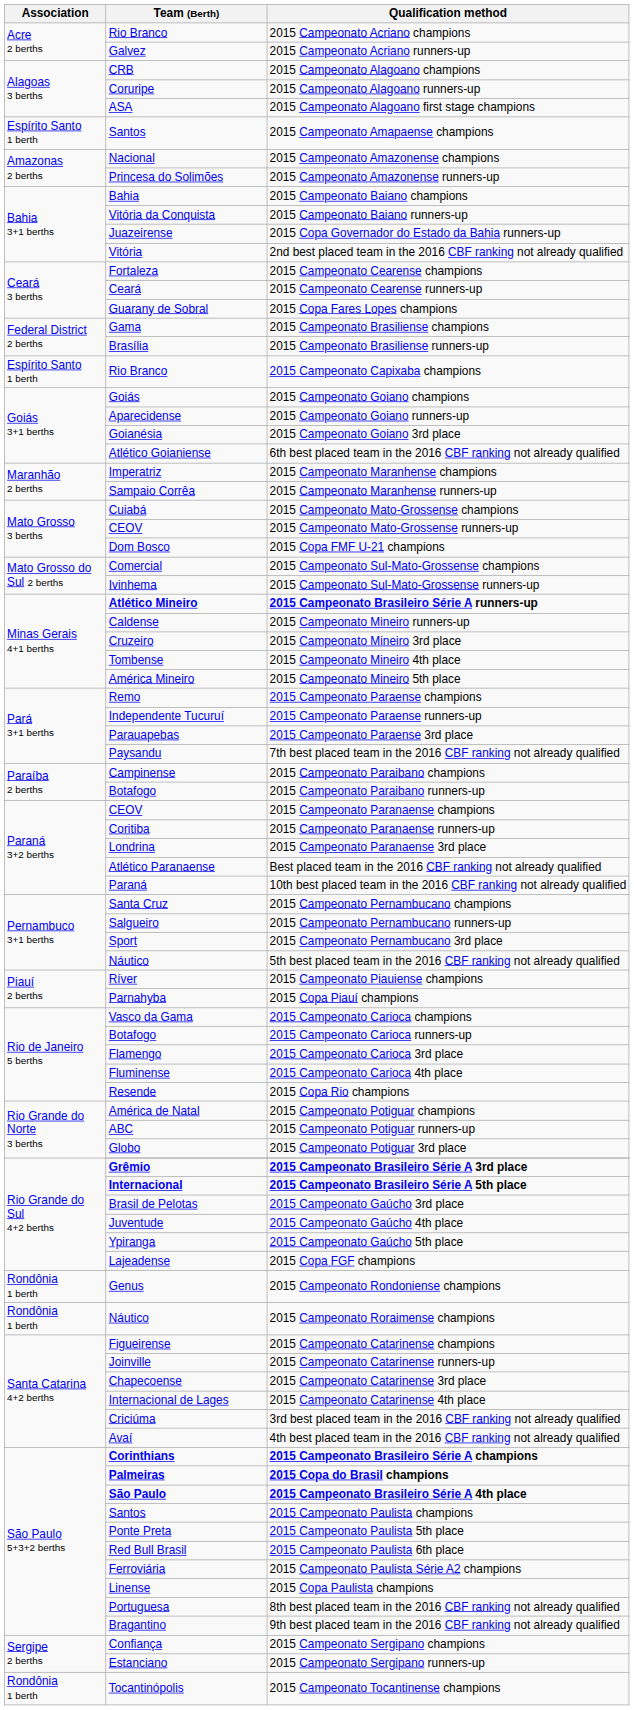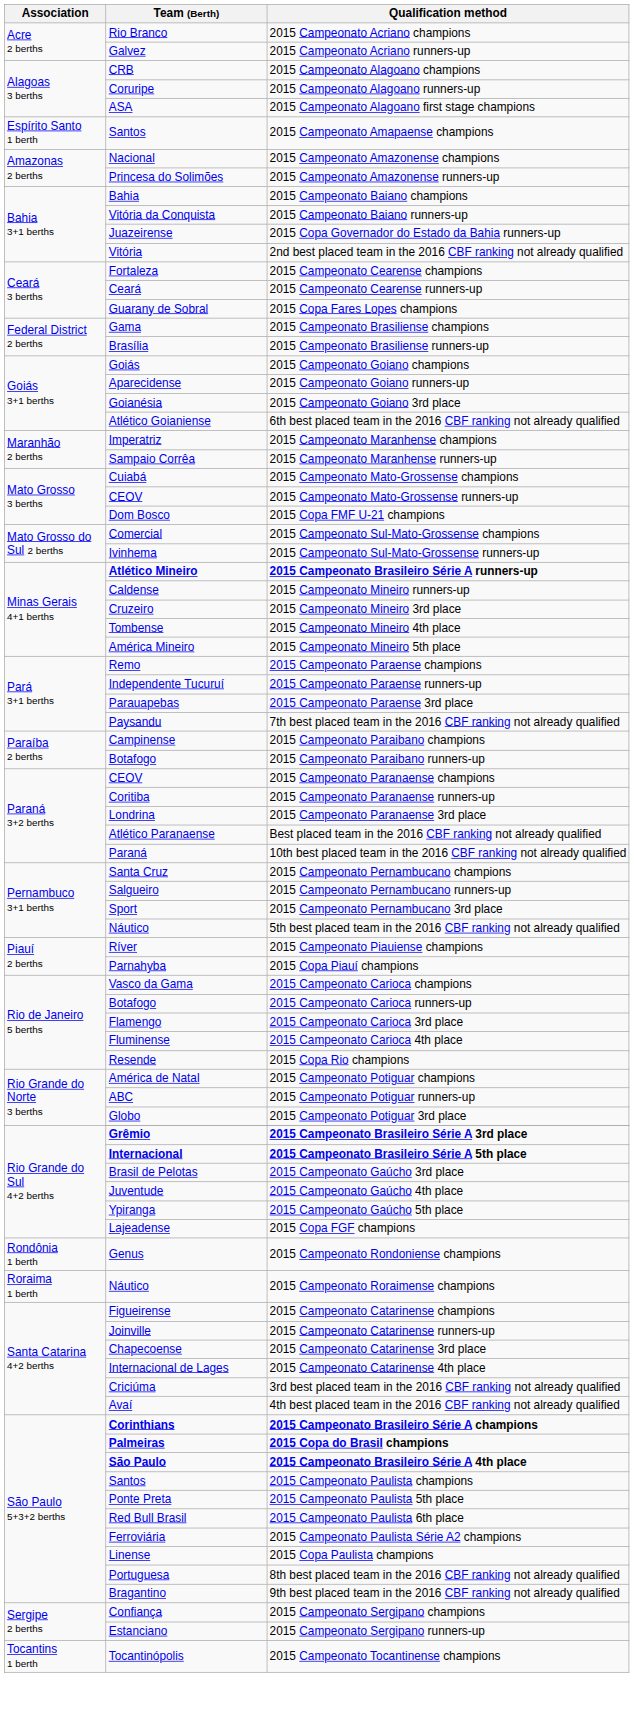- row: (375, 371)
(32, 1318) Rondônia 1 berth -> (29, 1286) Roraima 1 berth
(32, 1688) Rondônia 1 berth -> (32, 1656) Tocantins 1 berth
